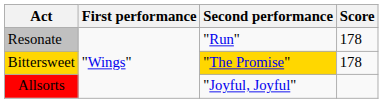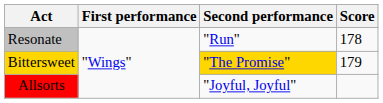(351, 62) 178 -> (351, 62) 179
